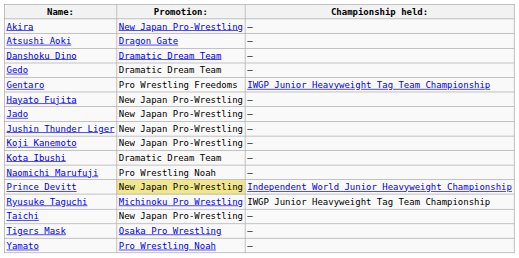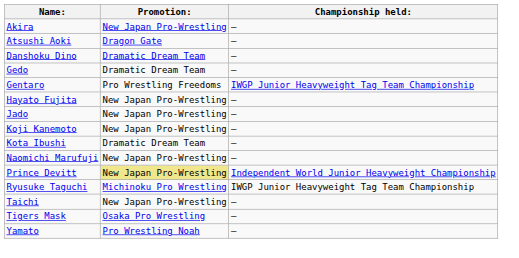- row: (60, 129)
(167, 172) Pro Wrestling Noah -> (165, 158) New Japan Pro-Wrestling
